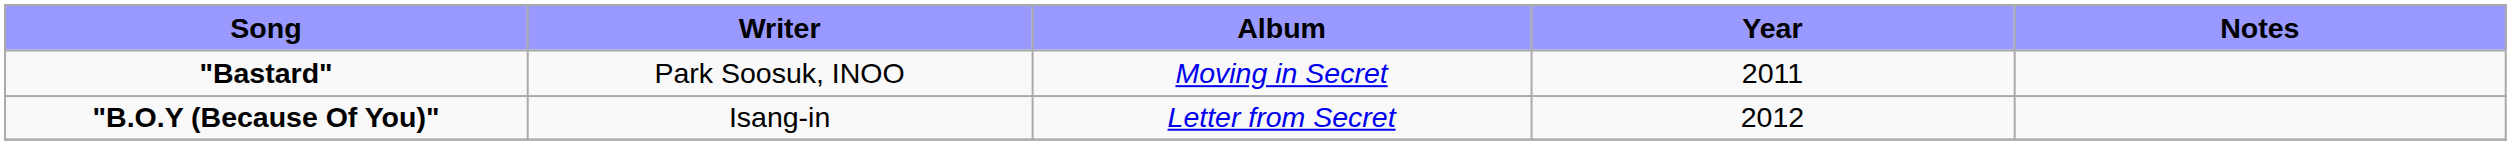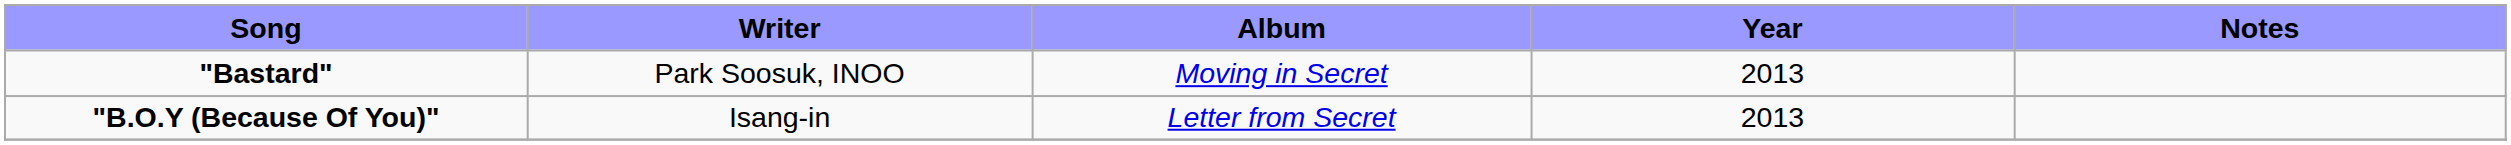(1772, 73) 2011 -> (1772, 73) 2013
(1772, 118) 2012 -> (1772, 118) 2013
